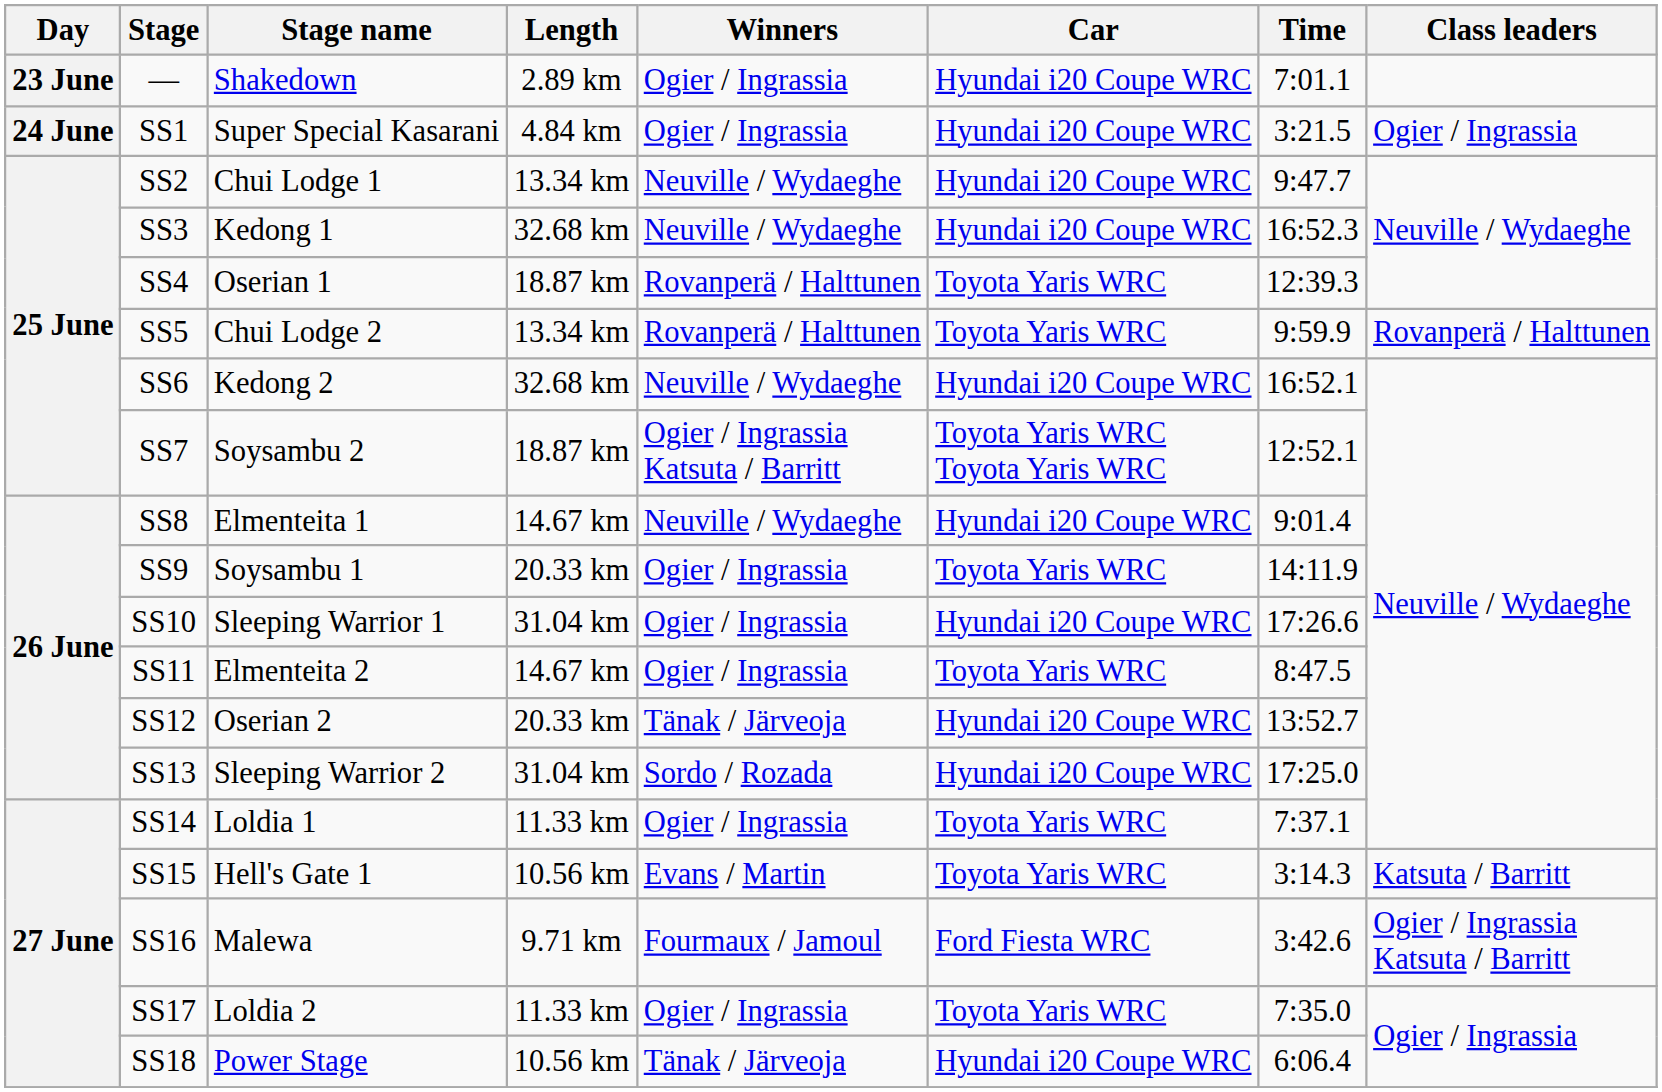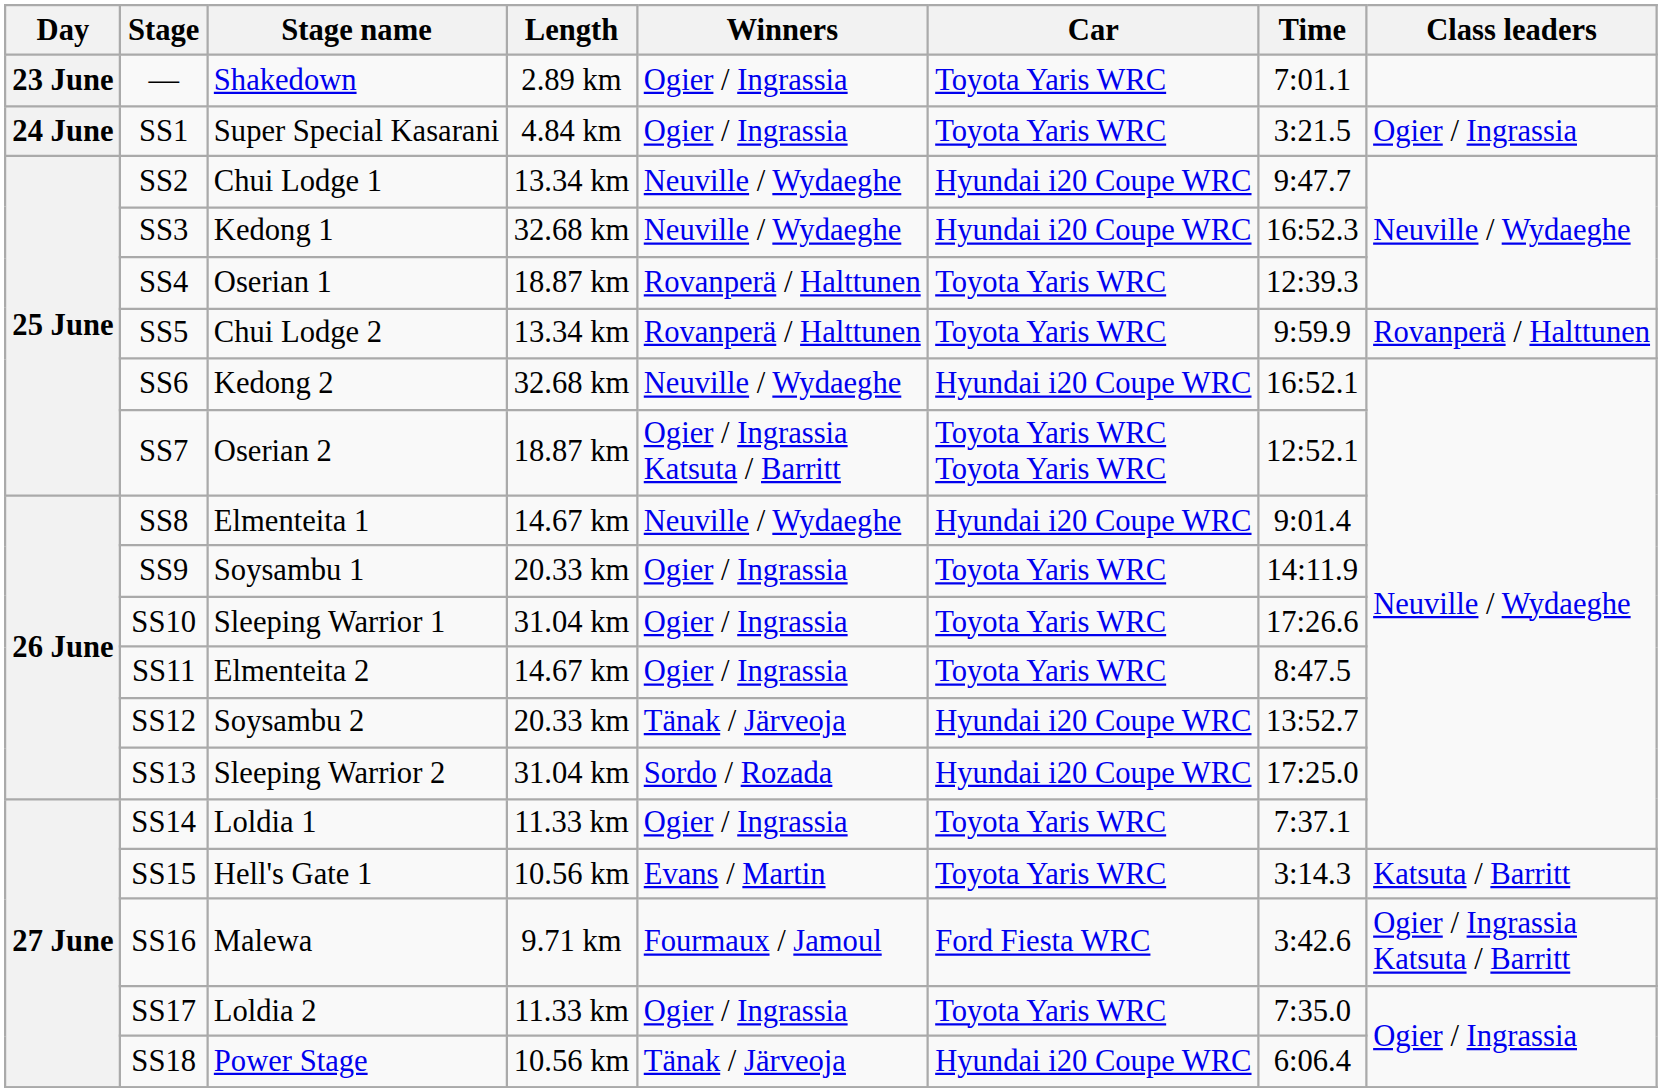(1093, 79) Hyundai i20 Coupe WRC -> (1051, 79) Toyota Yaris WRC
(1093, 130) Hyundai i20 Coupe WRC -> (1051, 130) Toyota Yaris WRC
(289, 451) Soysambu 2 -> (273, 451) Oserian 2
(1093, 620) Hyundai i20 Coupe WRC -> (1051, 620) Toyota Yaris WRC
(273, 721) Oserian 2 -> (289, 721) Soysambu 2
